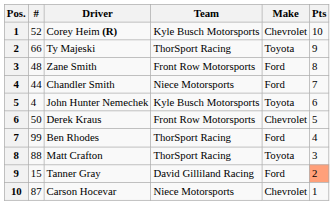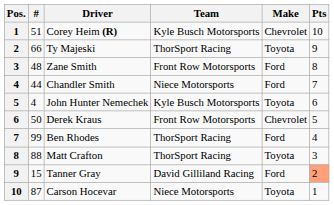(36, 31) 52 -> (36, 31) 51
(286, 191) Chevrolet -> (279, 191) Toyota
